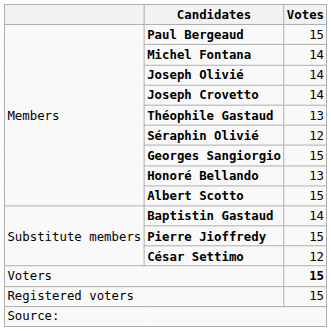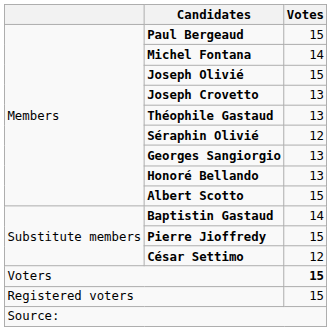(317, 75) 14 -> (317, 75) 15
(317, 95) 14 -> (317, 95) 13
(317, 155) 15 -> (317, 155) 13
